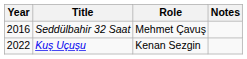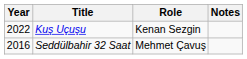rows swapped: (83, 30) <-> (61, 46)
